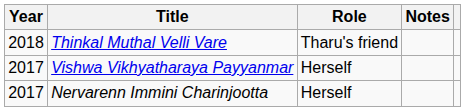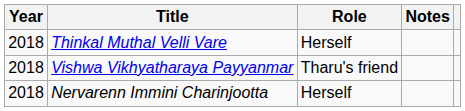(349, 42) Tharu's friend -> (326, 42) Herself
(26, 67) 2017 -> (26, 67) 2018
(326, 67) Herself -> (349, 67) Tharu's friend
(26, 93) 2017 -> (26, 93) 2018
